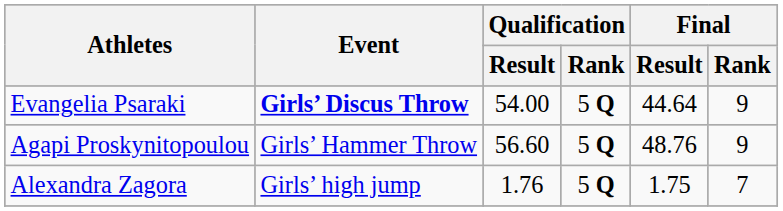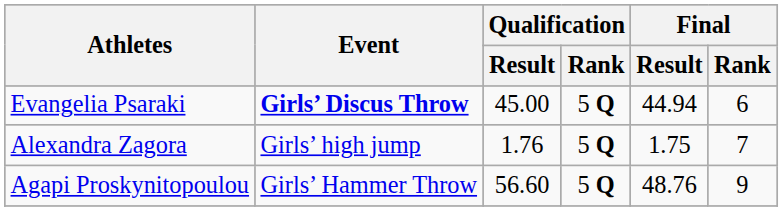(522, 105) 54.00 -> (522, 105) 45.00
(669, 105) 44.64 -> (669, 105) 44.94
(742, 105) 9 -> (742, 105) 6
rows swapped: (130, 145) <-> (99, 185)
